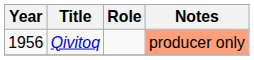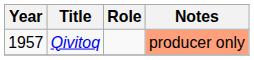(26, 42) 1956 -> (26, 42) 1957
